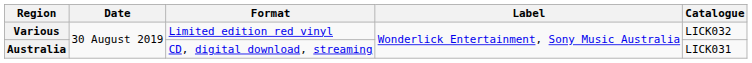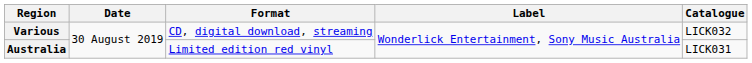(251, 31) Limited edition red vinyl -> (271, 31) CD, digital download, streaming
(271, 49) CD, digital download, streaming -> (251, 49) Limited edition red vinyl
